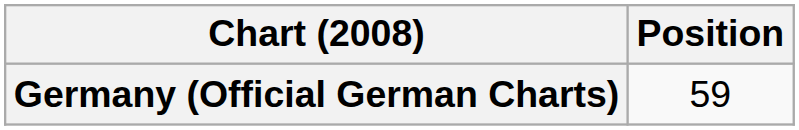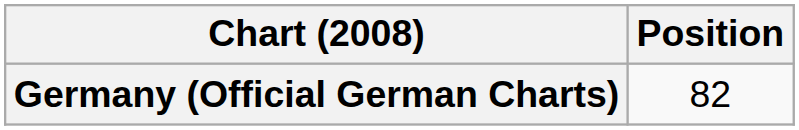(710, 93) 59 -> (710, 93) 82
